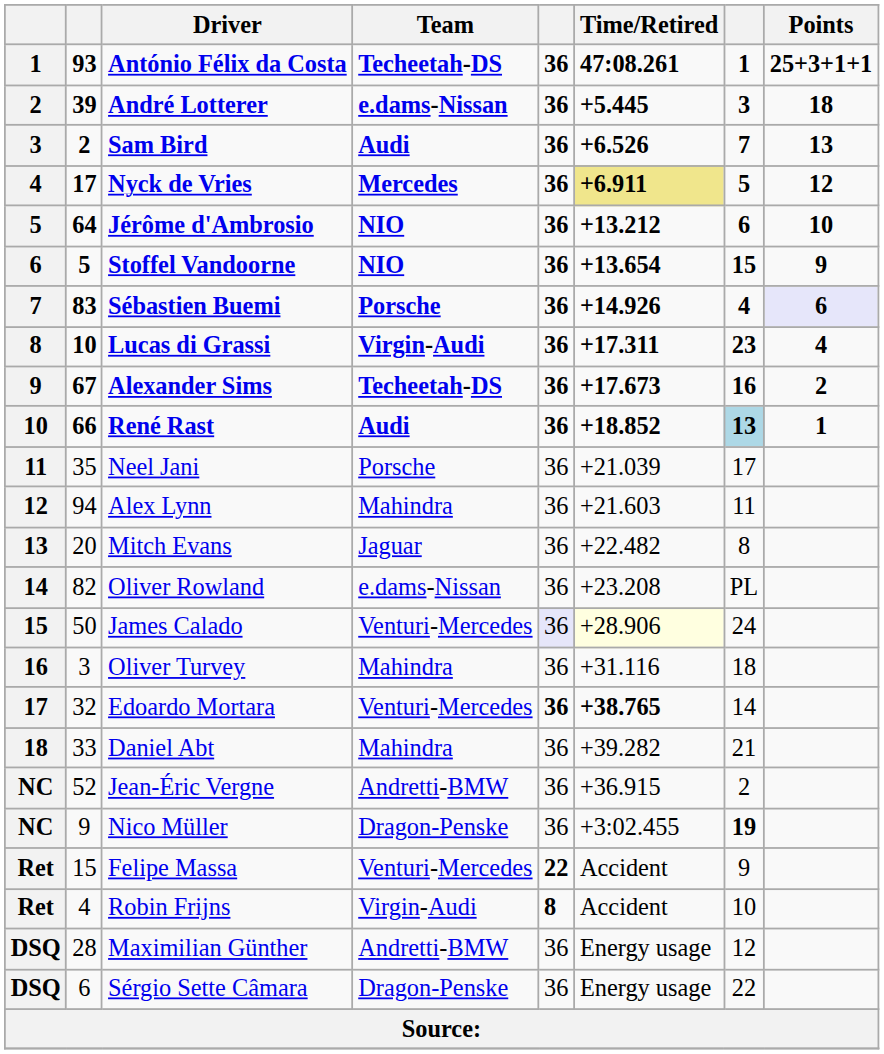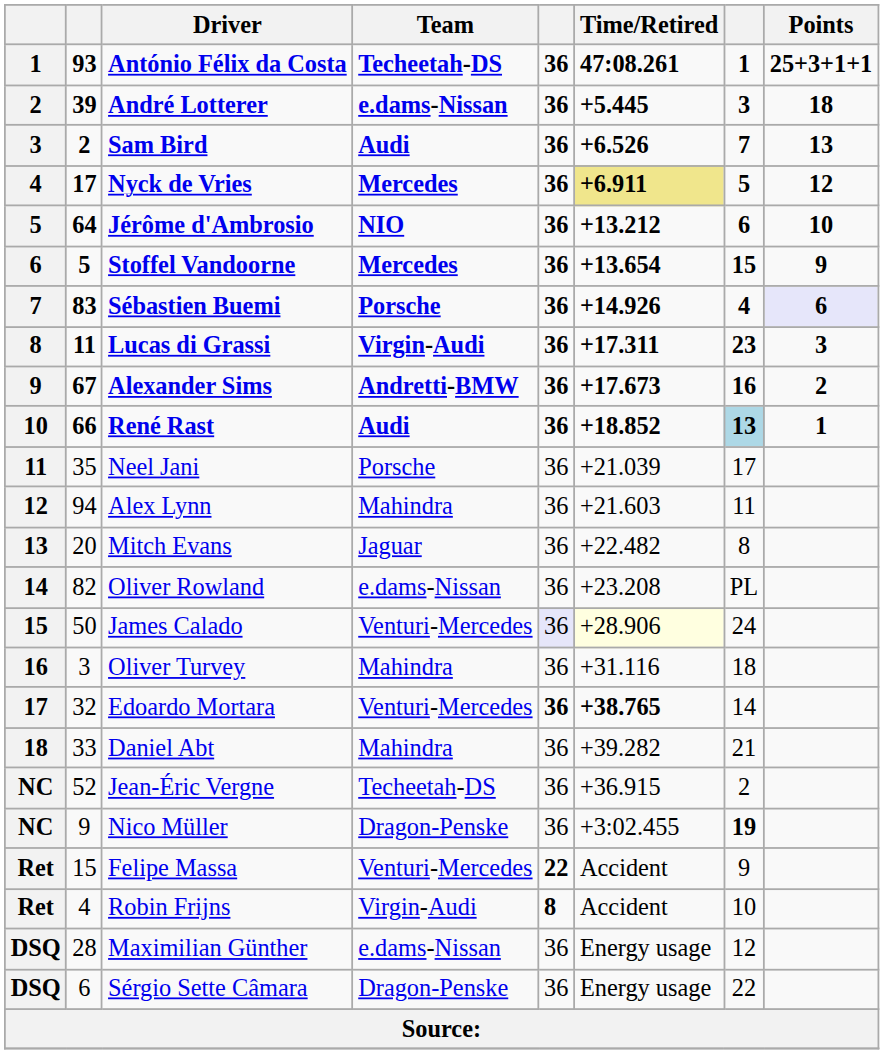(381, 265) NIO -> (408, 265) Mercedes
(84, 345) 10 -> (84, 345) 11
(821, 345) 4 -> (821, 345) 3
(430, 385) Techeetah-DS -> (438, 385) Andretti-BMW
(433, 787) Andretti-BMW -> (427, 787) Techeetah-DS
(433, 947) Andretti-BMW -> (430, 947) e.dams-Nissan
